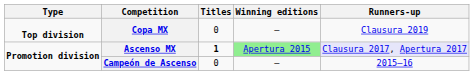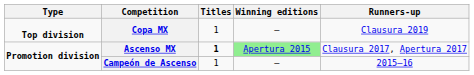(216, 30) 0 -> (216, 30) 1
(395, 49) lavender background -> (395, 49) no background
(216, 63) 0 -> (216, 63) 1
